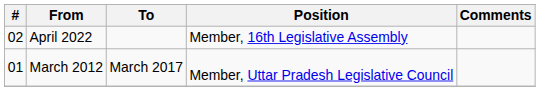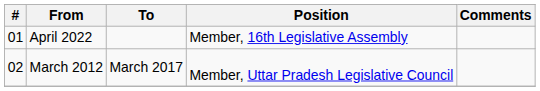(15, 37) 02 -> (15, 37) 01
(15, 67) 01 -> (15, 67) 02
